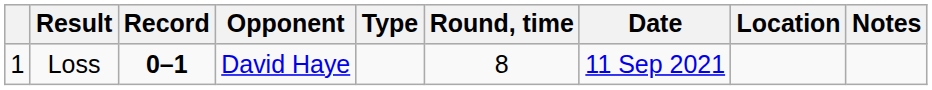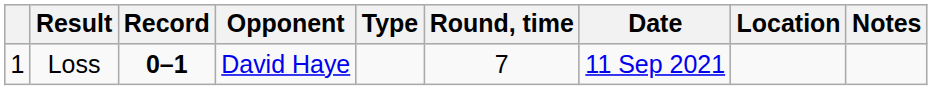(502, 63) 8 -> (502, 63) 7
